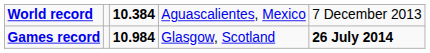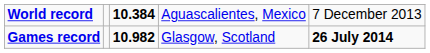(134, 37) 10.984 -> (134, 37) 10.982
